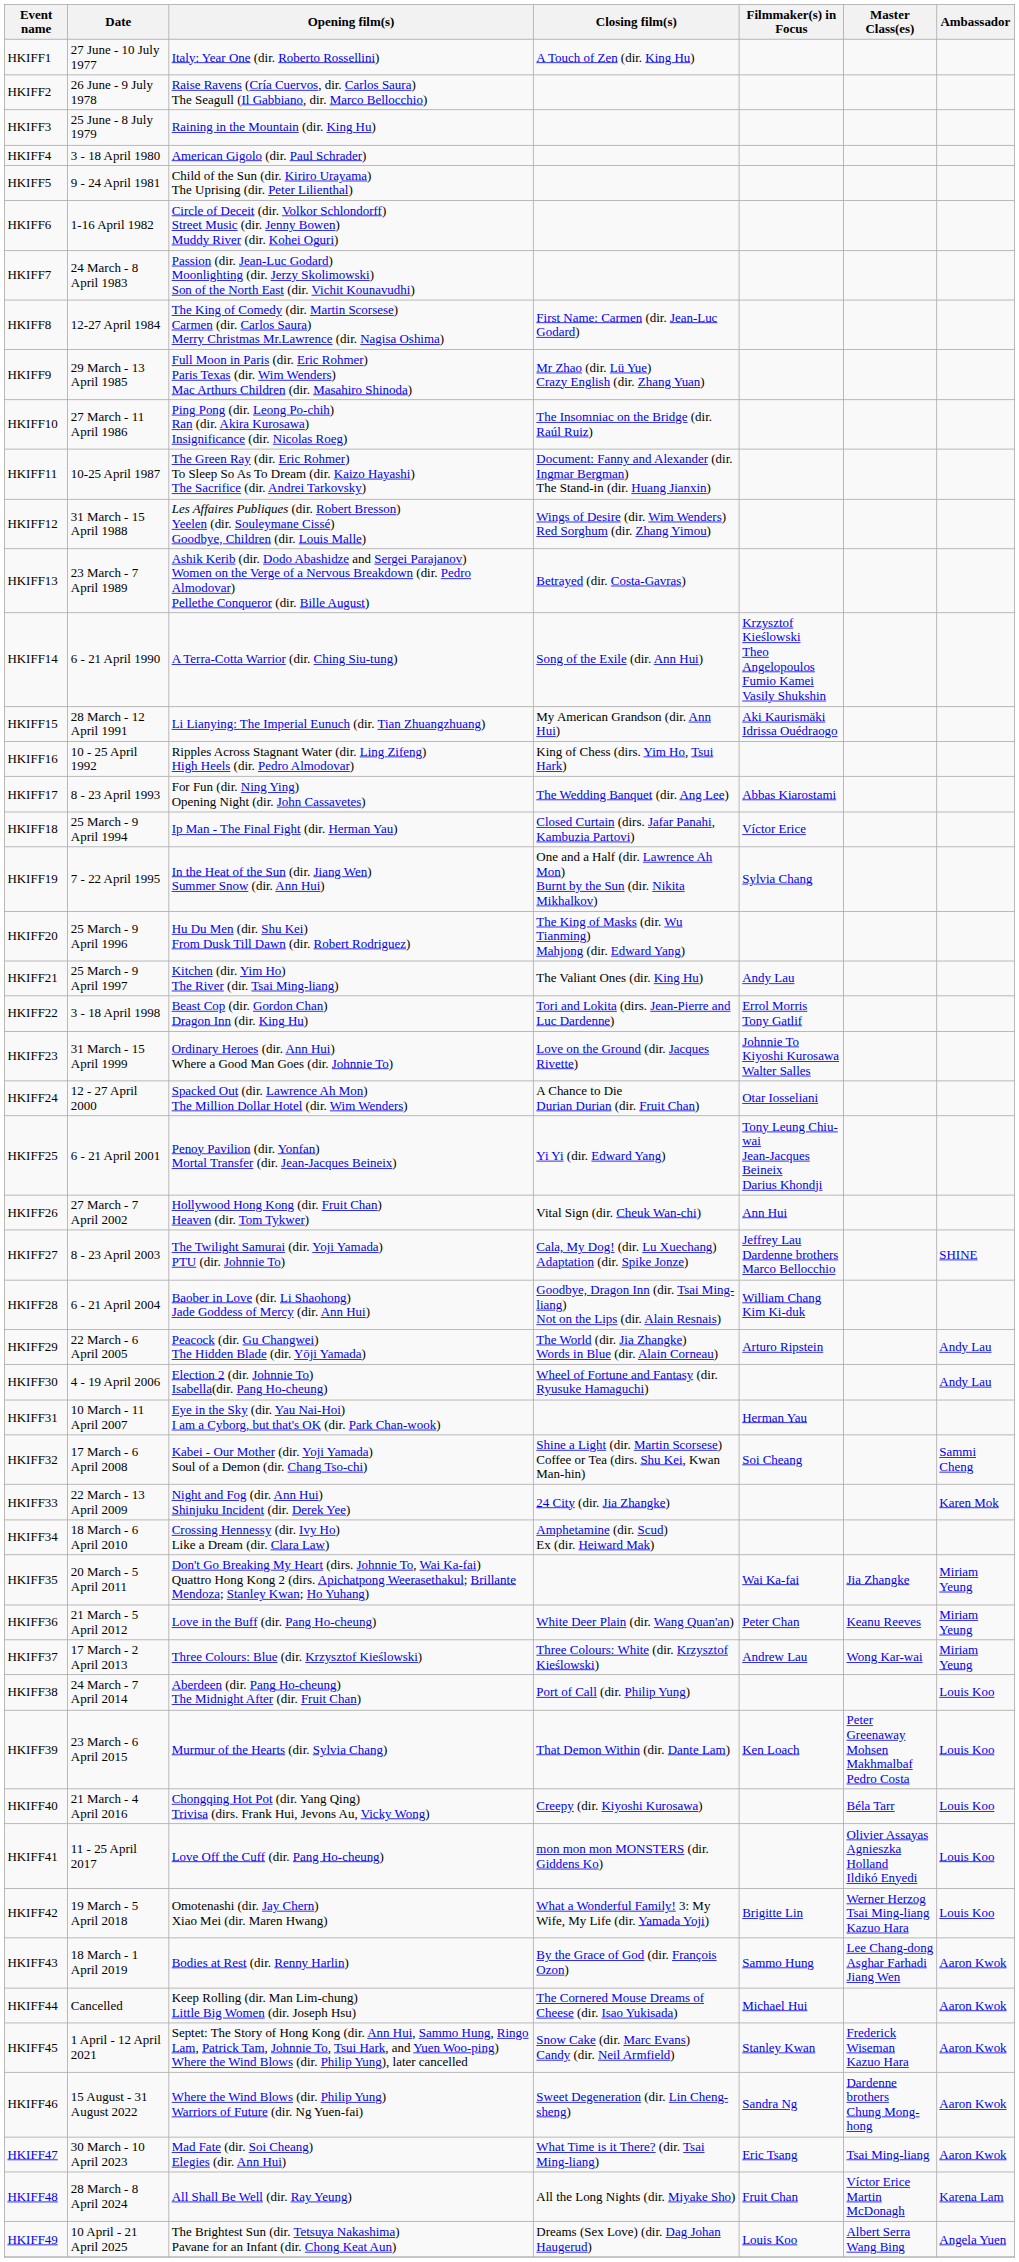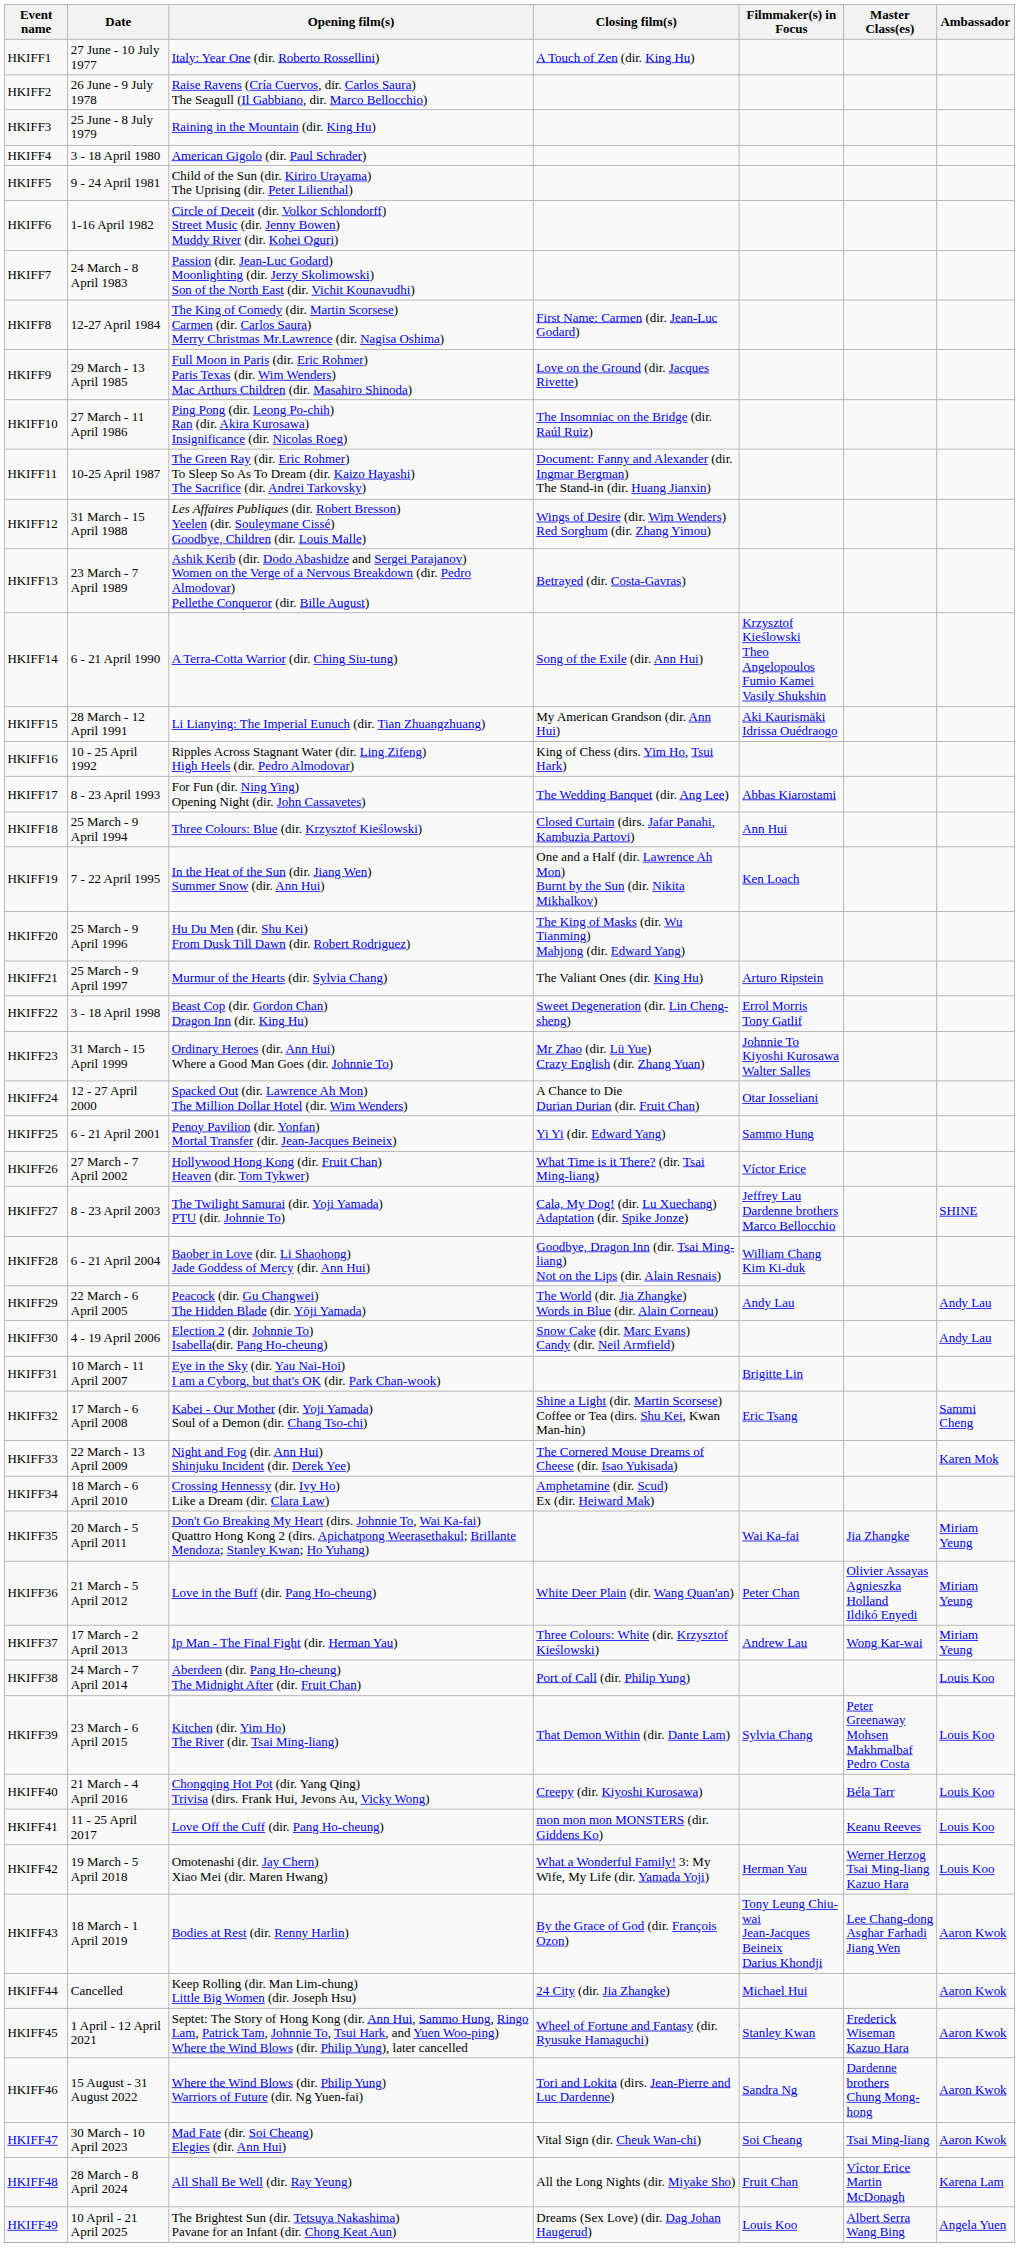(621, 374) Mr Zhao (dir. Lü Yue) Crazy English (dir. Zhang Yuan) -> (623, 374) Love on the Ground (dir. Jacques Rivette)
(285, 829) Ip Man - The Final Fight (dir. Herman Yau) -> (297, 829) Three Colours: Blue (dir. Krzysztof Kieślowski)
(774, 829) Víctor Erice -> (765, 829) Ann Hui
(777, 879) Sylvia Chang -> (771, 879) Ken Loach
(255, 978) Kitchen (dir. Yim Ho) The River (dir. Tsai Ming-liang) -> (279, 978) Murmur of the Hearts (dir. Sylvia Chang)
(768, 978) Andy Lau -> (783, 978) Arturo Ripstein
(633, 1013) Tori and Lokita (dirs. Jean-Pierre and Luc Dardenne) -> (632, 1013) Sweet Degeneration (dir. Lin Cheng-sheng)
(623, 1056) Love on the Ground (dir. Jacques Rivette) -> (621, 1056) Mr Zhao (dir. Lü Yue) Crazy English (dir. Zhang Yuan)
(790, 1155) Tony Leung Chiu-wai Jean-Jacques Beineix Darius Khondji -> (778, 1133) Sammo Hung
(619, 1212) Vital Sign (dir. Cheuk Wan-chi) -> (620, 1168) What Time is it There? (dir. Tsai Ming-liang)
(765, 1212) Ann Hui -> (774, 1168) Víctor Erice
(783, 1347) Arturo Ripstein -> (768, 1303) Andy Lau
(627, 1382) Wheel of Fortune and Fantasy (dir. Ryusuke Hamaguchi) -> (613, 1338) Snow Cake (dir. Marc Evans) Candy (dir. Neil Armfield)
(775, 1417) Herman Yau -> (773, 1373) Brigitte Lin
(772, 1459) Soi Cheang -> (770, 1416) Eric Tsang
(603, 1502) 24 City (dir. Jia Zhangke) -> (620, 1458) The Cornered Mouse Dreams of Cheese (dir. Isao Yukisada)
(884, 1622) Keanu Reeves -> (887, 1593) Olivier Assayas Agnieszka Holland Ildikó Enyedi
(297, 1657) Three Colours: Blue (dir. Krzysztof Kieślowski) -> (285, 1642) Ip Man - The Final Fight (dir. Herman Yau)
(279, 1749) Murmur of the Hearts (dir. Sylvia Chang) -> (255, 1734) Kitchen (dir. Yim Ho) The River (dir. Tsai Ming-liang)
(771, 1749) Ken Loach -> (777, 1734) Sylvia Chang
(887, 1856) Olivier Assayas Agnieszka Holland Ildikó Enyedi -> (884, 1827) Keanu Reeves
(773, 1913) Brigitte Lin -> (775, 1869) Herman Yau
(778, 1962) Sammo Hung -> (790, 1933) Tony Leung Chiu-wai Jean-Jacques Beineix Darius Khondji
(620, 2005) The Cornered Mouse Dreams of Cheese (dir. Isao Yukisada) -> (603, 1990) 24 City (dir. Jia Zhangke)
(613, 2047) Snow Cake (dir. Marc Evans) Candy (dir. Neil Armfield) -> (627, 2033) Wheel of Fortune and Fantasy (dir. Ryusuke Hamaguchi)
(632, 2104) Sweet Degeneration (dir. Lin Cheng-sheng) -> (633, 2090) Tori and Lokita (dirs. Jean-Pierre and Luc Dardenne)
(620, 2154) What Time is it There? (dir. Tsai Ming-liang) -> (619, 2139) Vital Sign (dir. Cheuk Wan-chi)
(770, 2154) Eric Tsang -> (772, 2139) Soi Cheang
